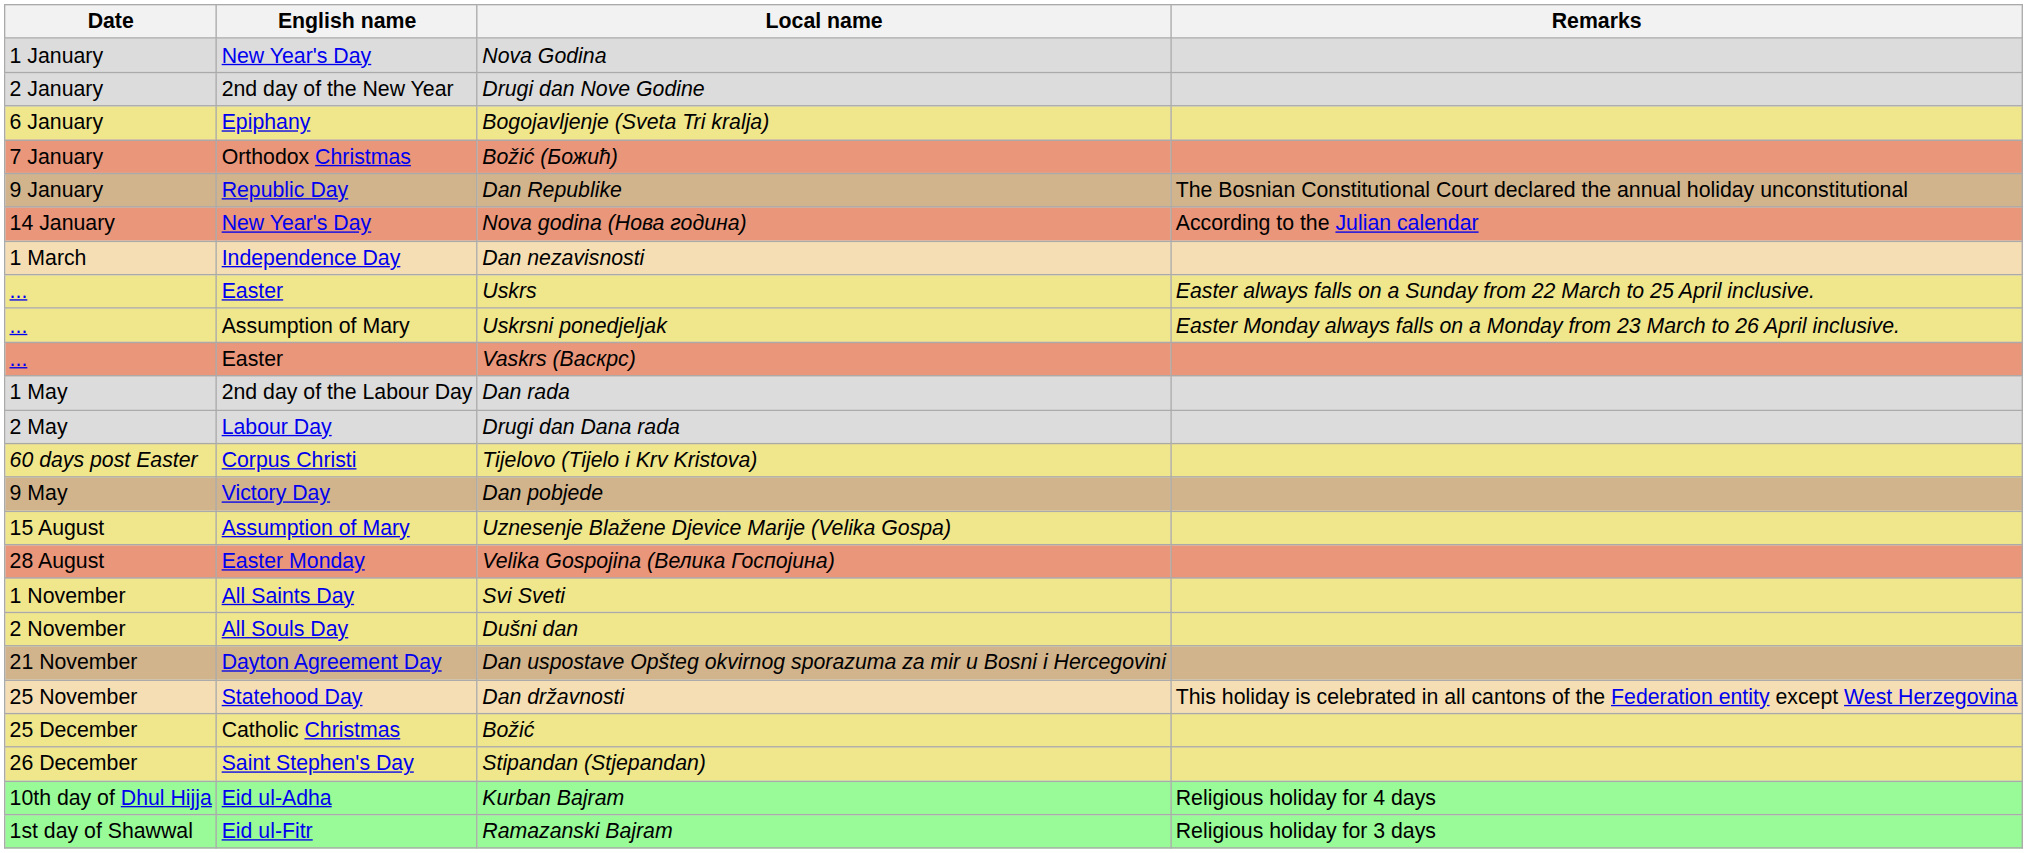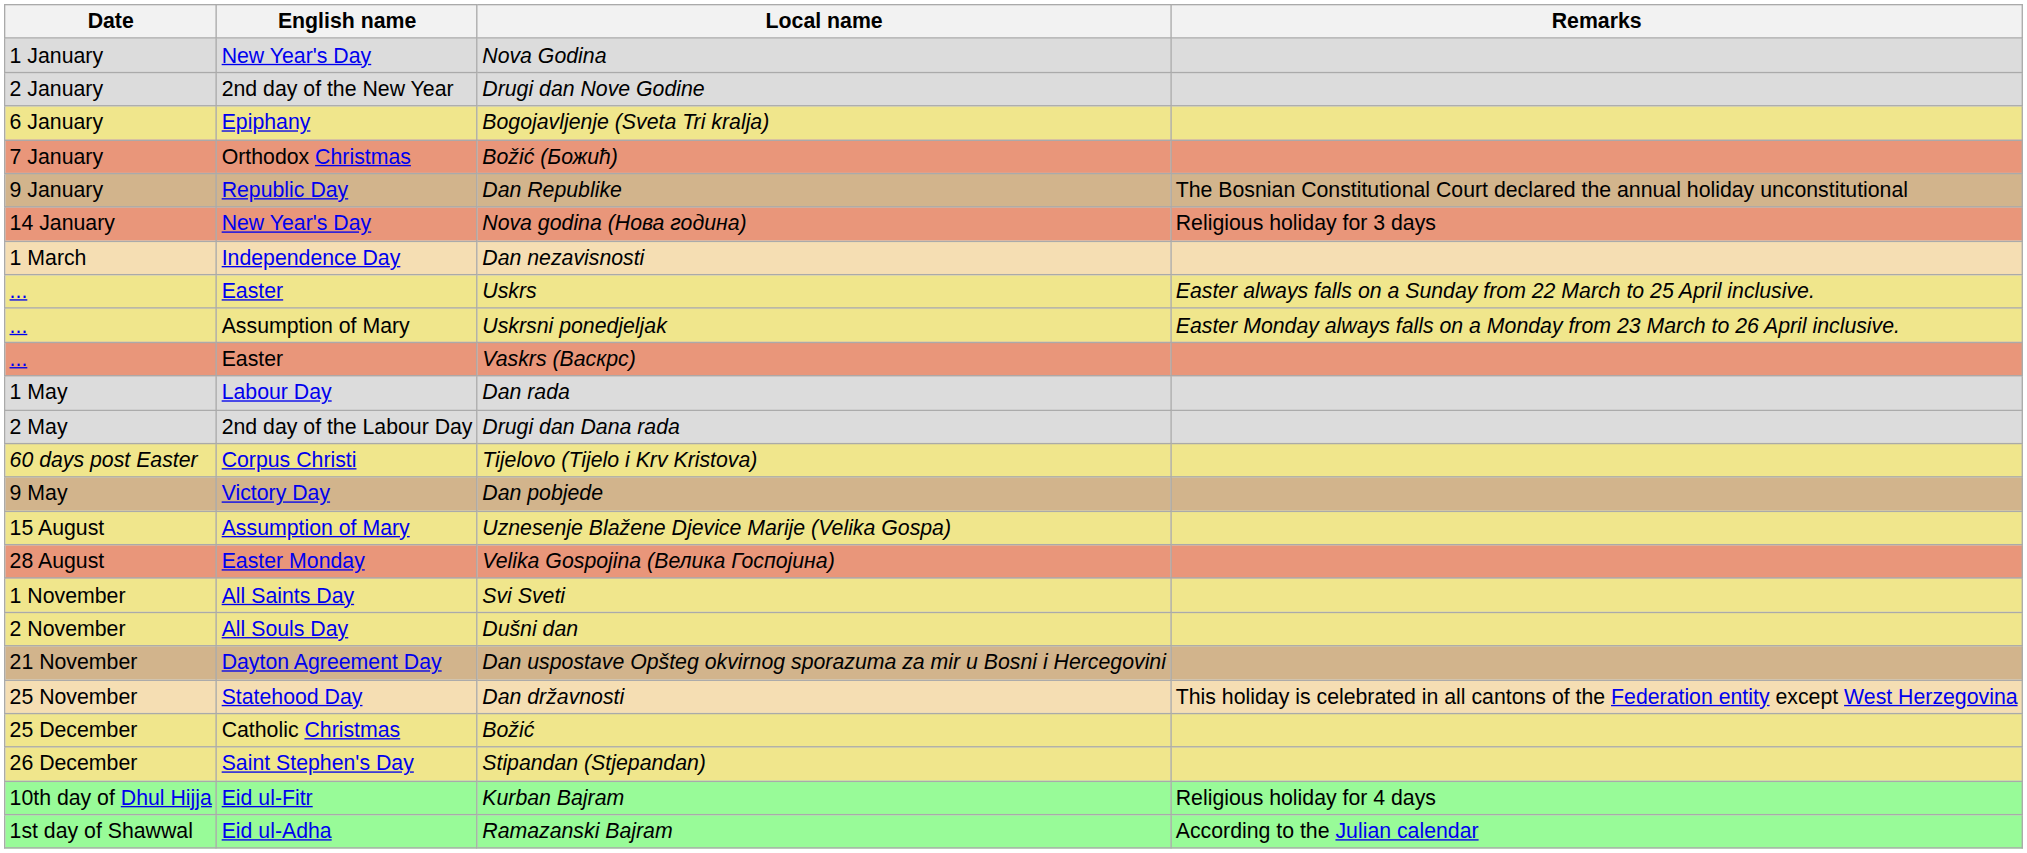(1327, 223) According to the Julian calendar -> (1306, 223) Religious holiday for 3 days
(347, 392) 2nd day of the Labour Day -> (277, 392) Labour Day
(277, 426) Labour Day -> (347, 426) 2nd day of the Labour Day
(277, 797) Eid ul-Adha -> (267, 797) Eid ul-Fitr
(267, 831) Eid ul-Fitr -> (277, 831) Eid ul-Adha
(1306, 831) Religious holiday for 3 days -> (1327, 831) According to the Julian calendar
